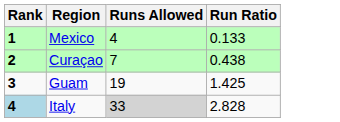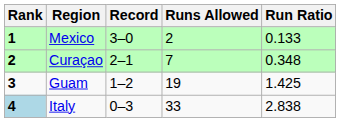+ column: (134, 15)
(113, 38) 4 -> (169, 38) 2
(228, 60) 0.438 -> (283, 60) 0.348
(117, 106) lightgrey background -> (173, 106) no background
(228, 106) 2.828 -> (283, 106) 2.838
